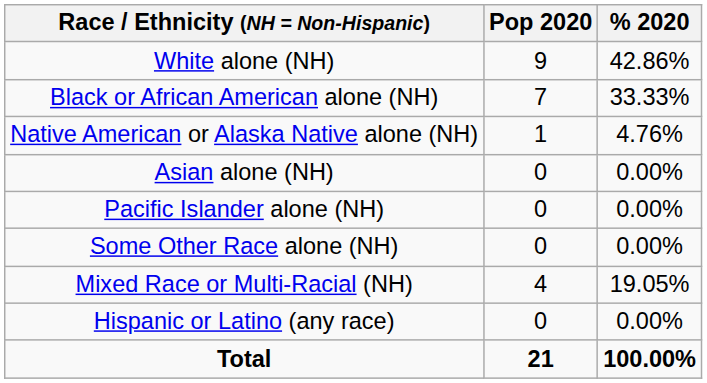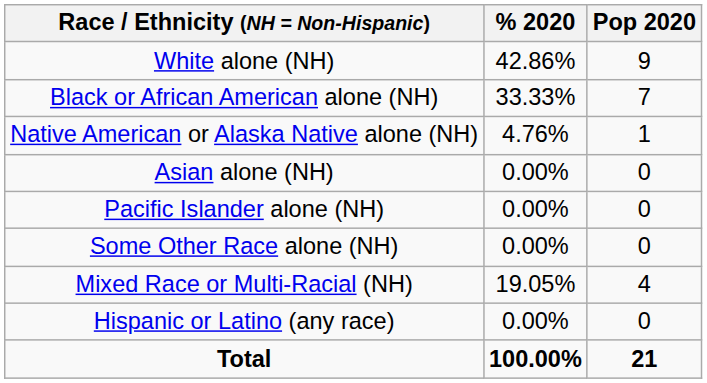columns swapped: (541, 23) <-> (650, 23)
